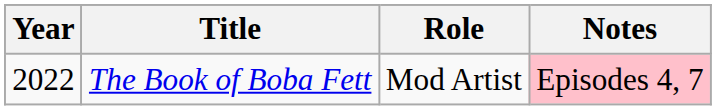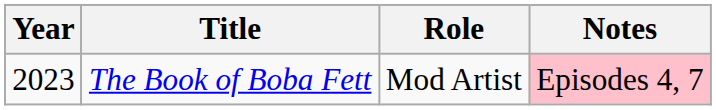(43, 78) 2022 -> (43, 78) 2023
